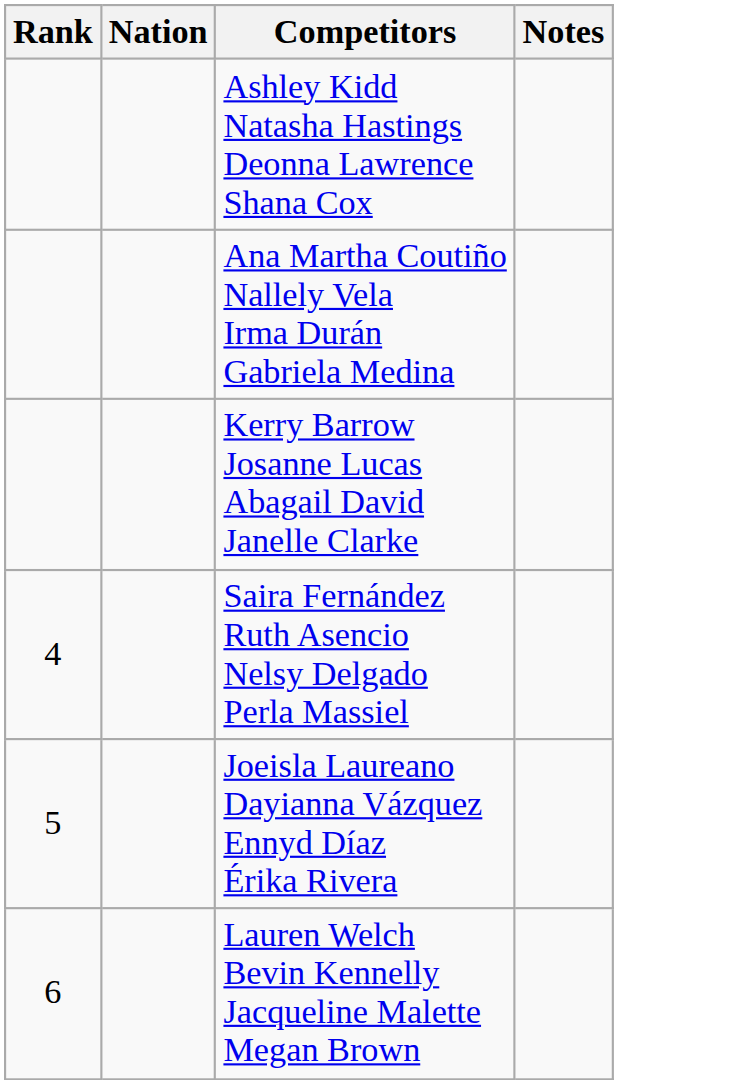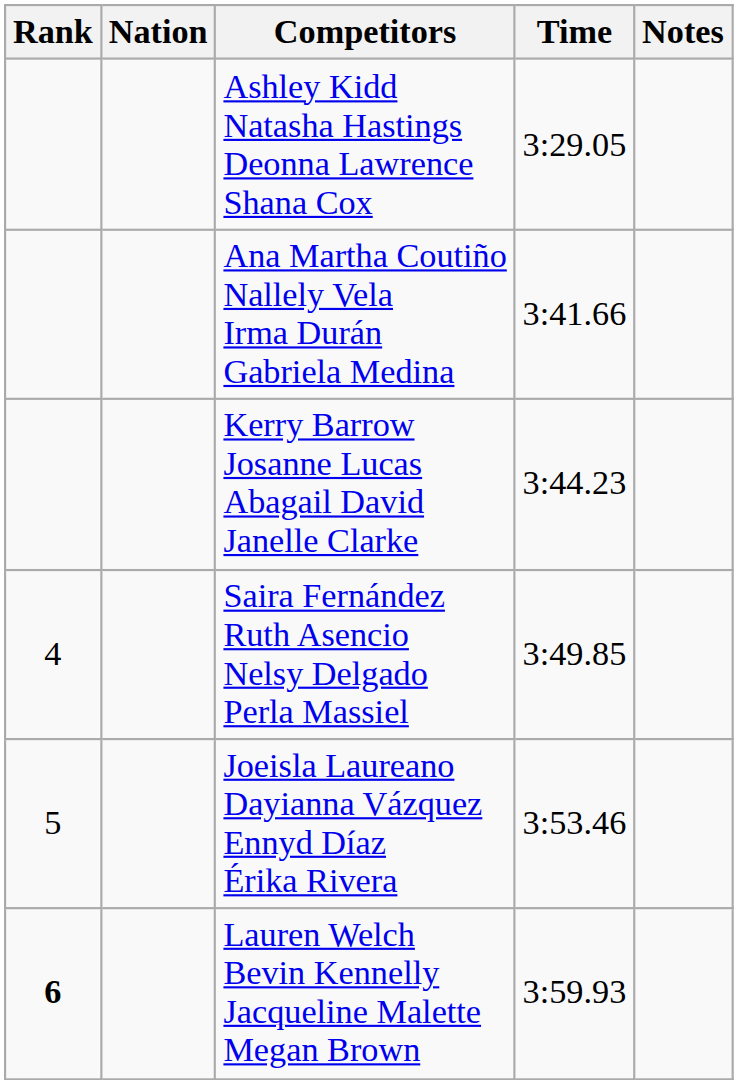+ column: (574, 31)
(53, 993) normal -> (53, 993) bold
